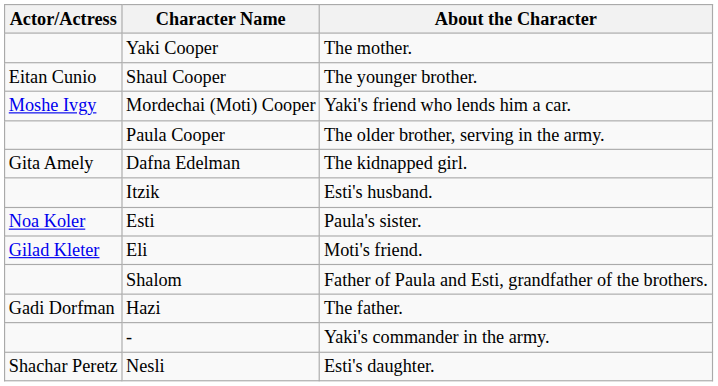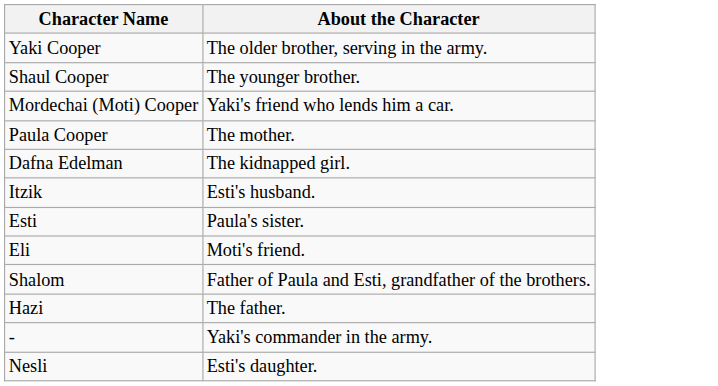- column: (63, 18)
(368, 47) The mother. -> (347, 47) The older brother, serving in the army.
(464, 134) The older brother, serving in the army. -> (251, 134) The mother.
